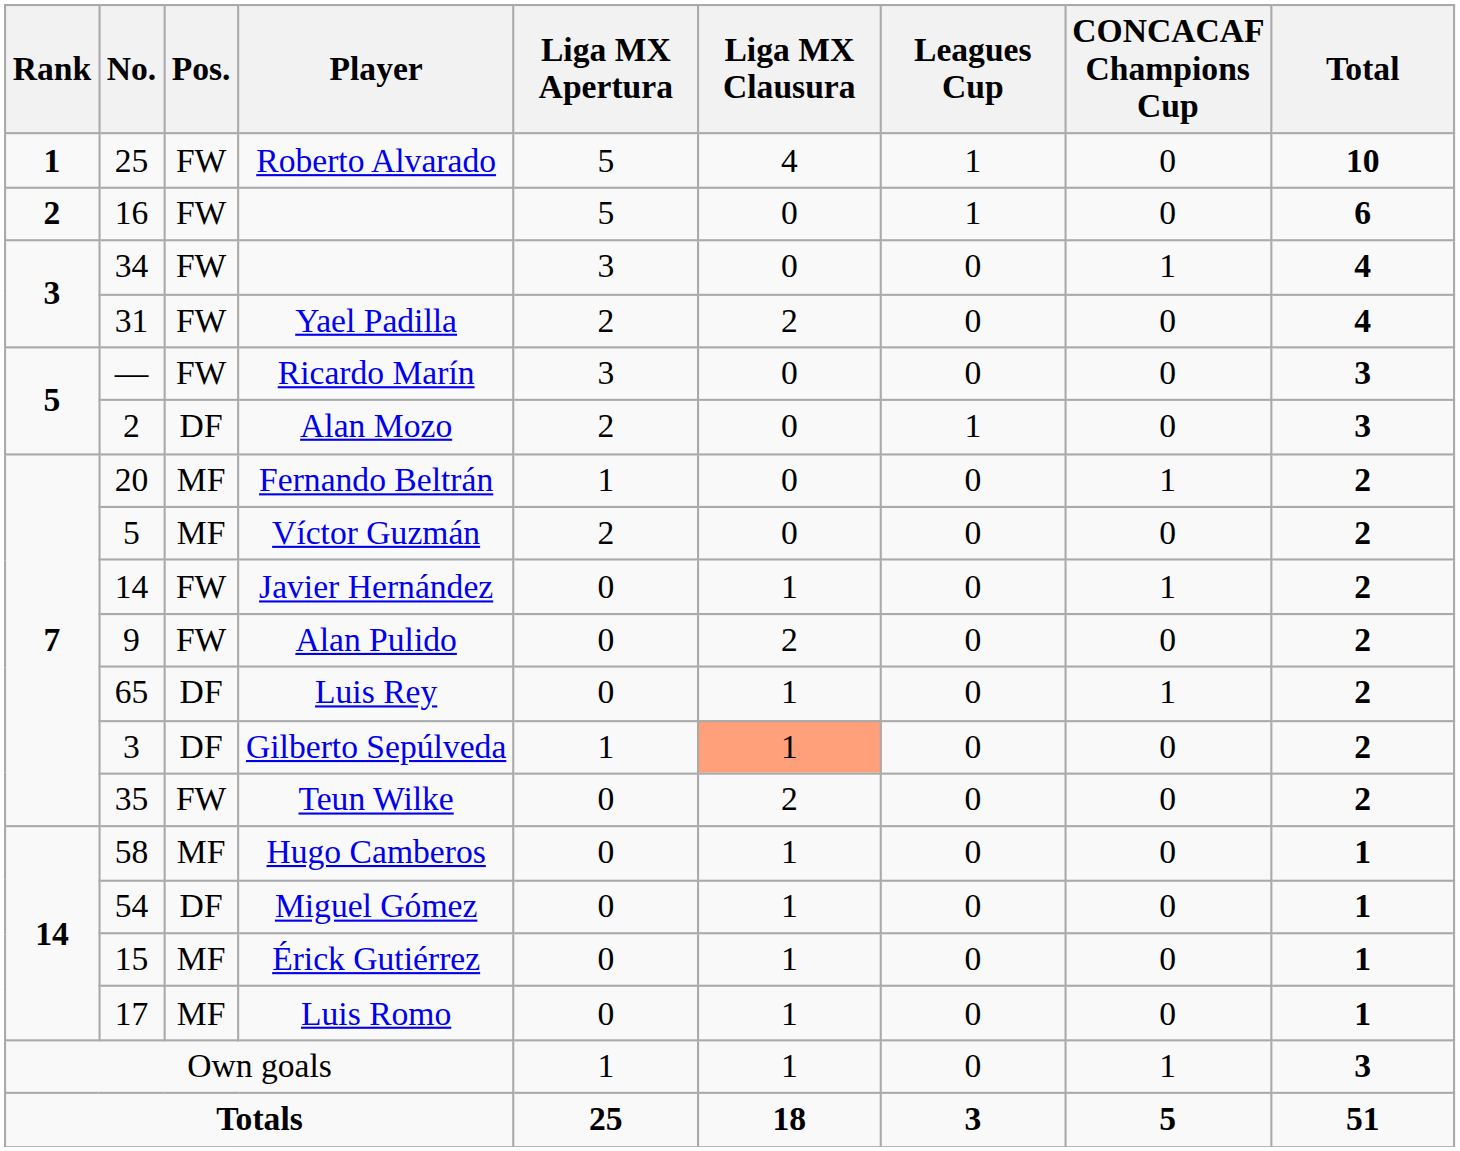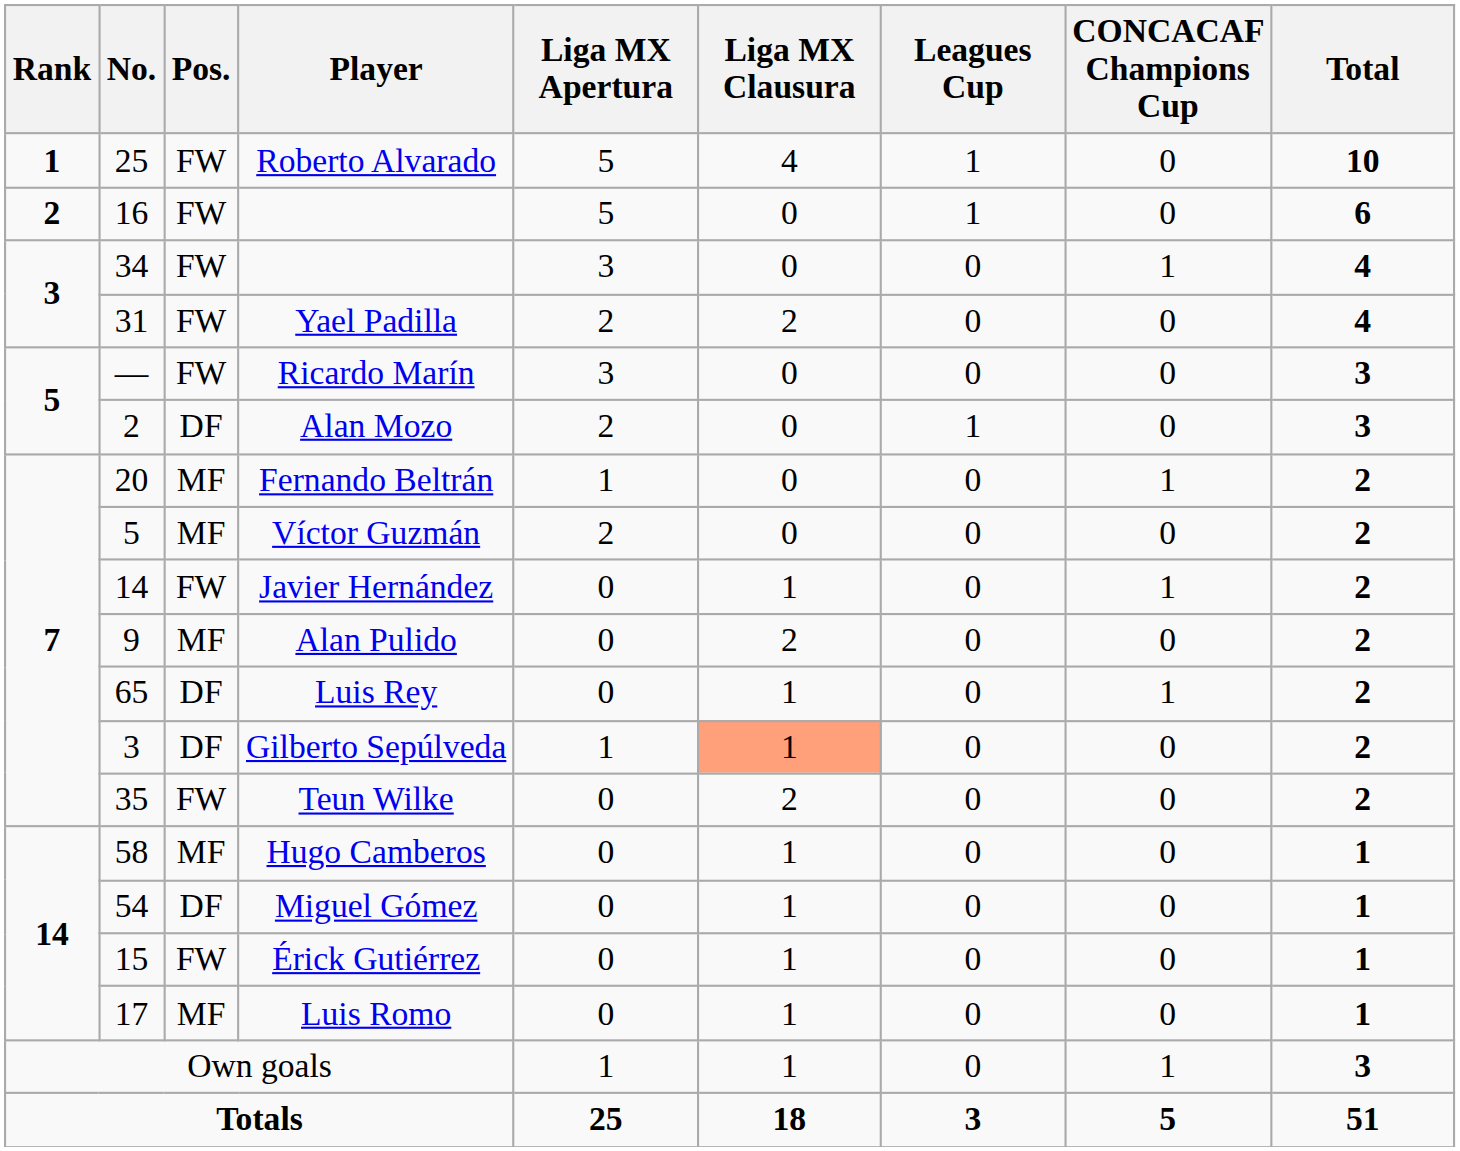(201, 639) FW -> (201, 639) MF
(201, 959) MF -> (201, 959) FW
